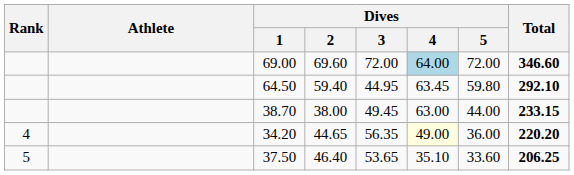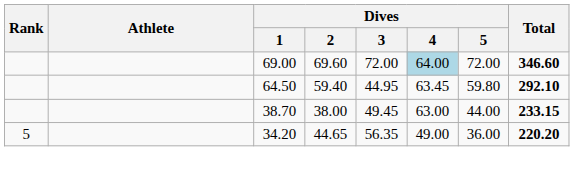(26, 134) 4 -> (26, 134) 5
(432, 134) lightyellow background -> (432, 134) no background
- row: (279, 157)
